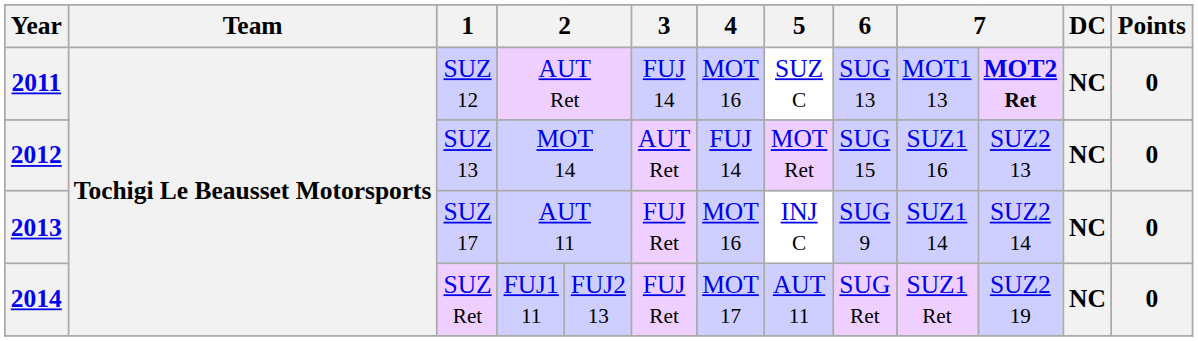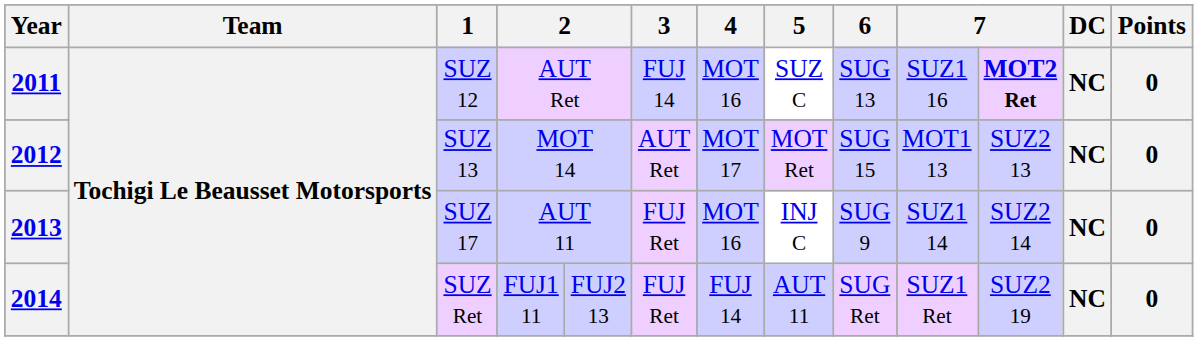(937, 82) MOT1 13 -> (937, 82) SUZ1 16
(731, 155) FUJ 14 -> (731, 155) MOT 17
(937, 155) SUZ1 16 -> (937, 155) MOT1 13
(731, 299) MOT 17 -> (731, 299) FUJ 14
